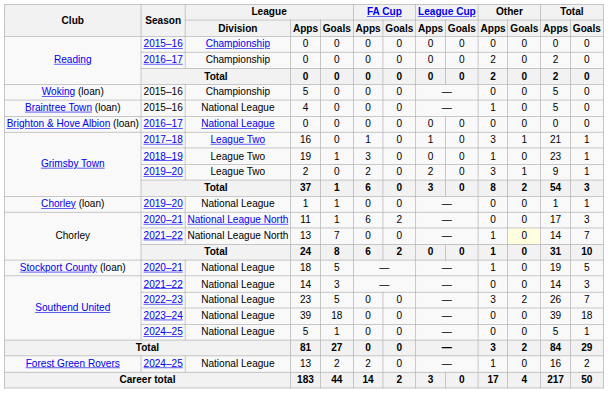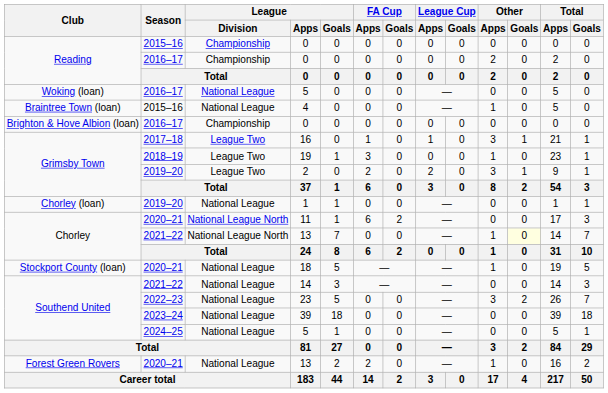(163, 92) 2015–16 -> (163, 92) 2016–17
(238, 92) Championship -> (238, 92) National League
(238, 124) National League -> (238, 124) Championship
(163, 364) 2024–25 -> (163, 364) 2020–21
